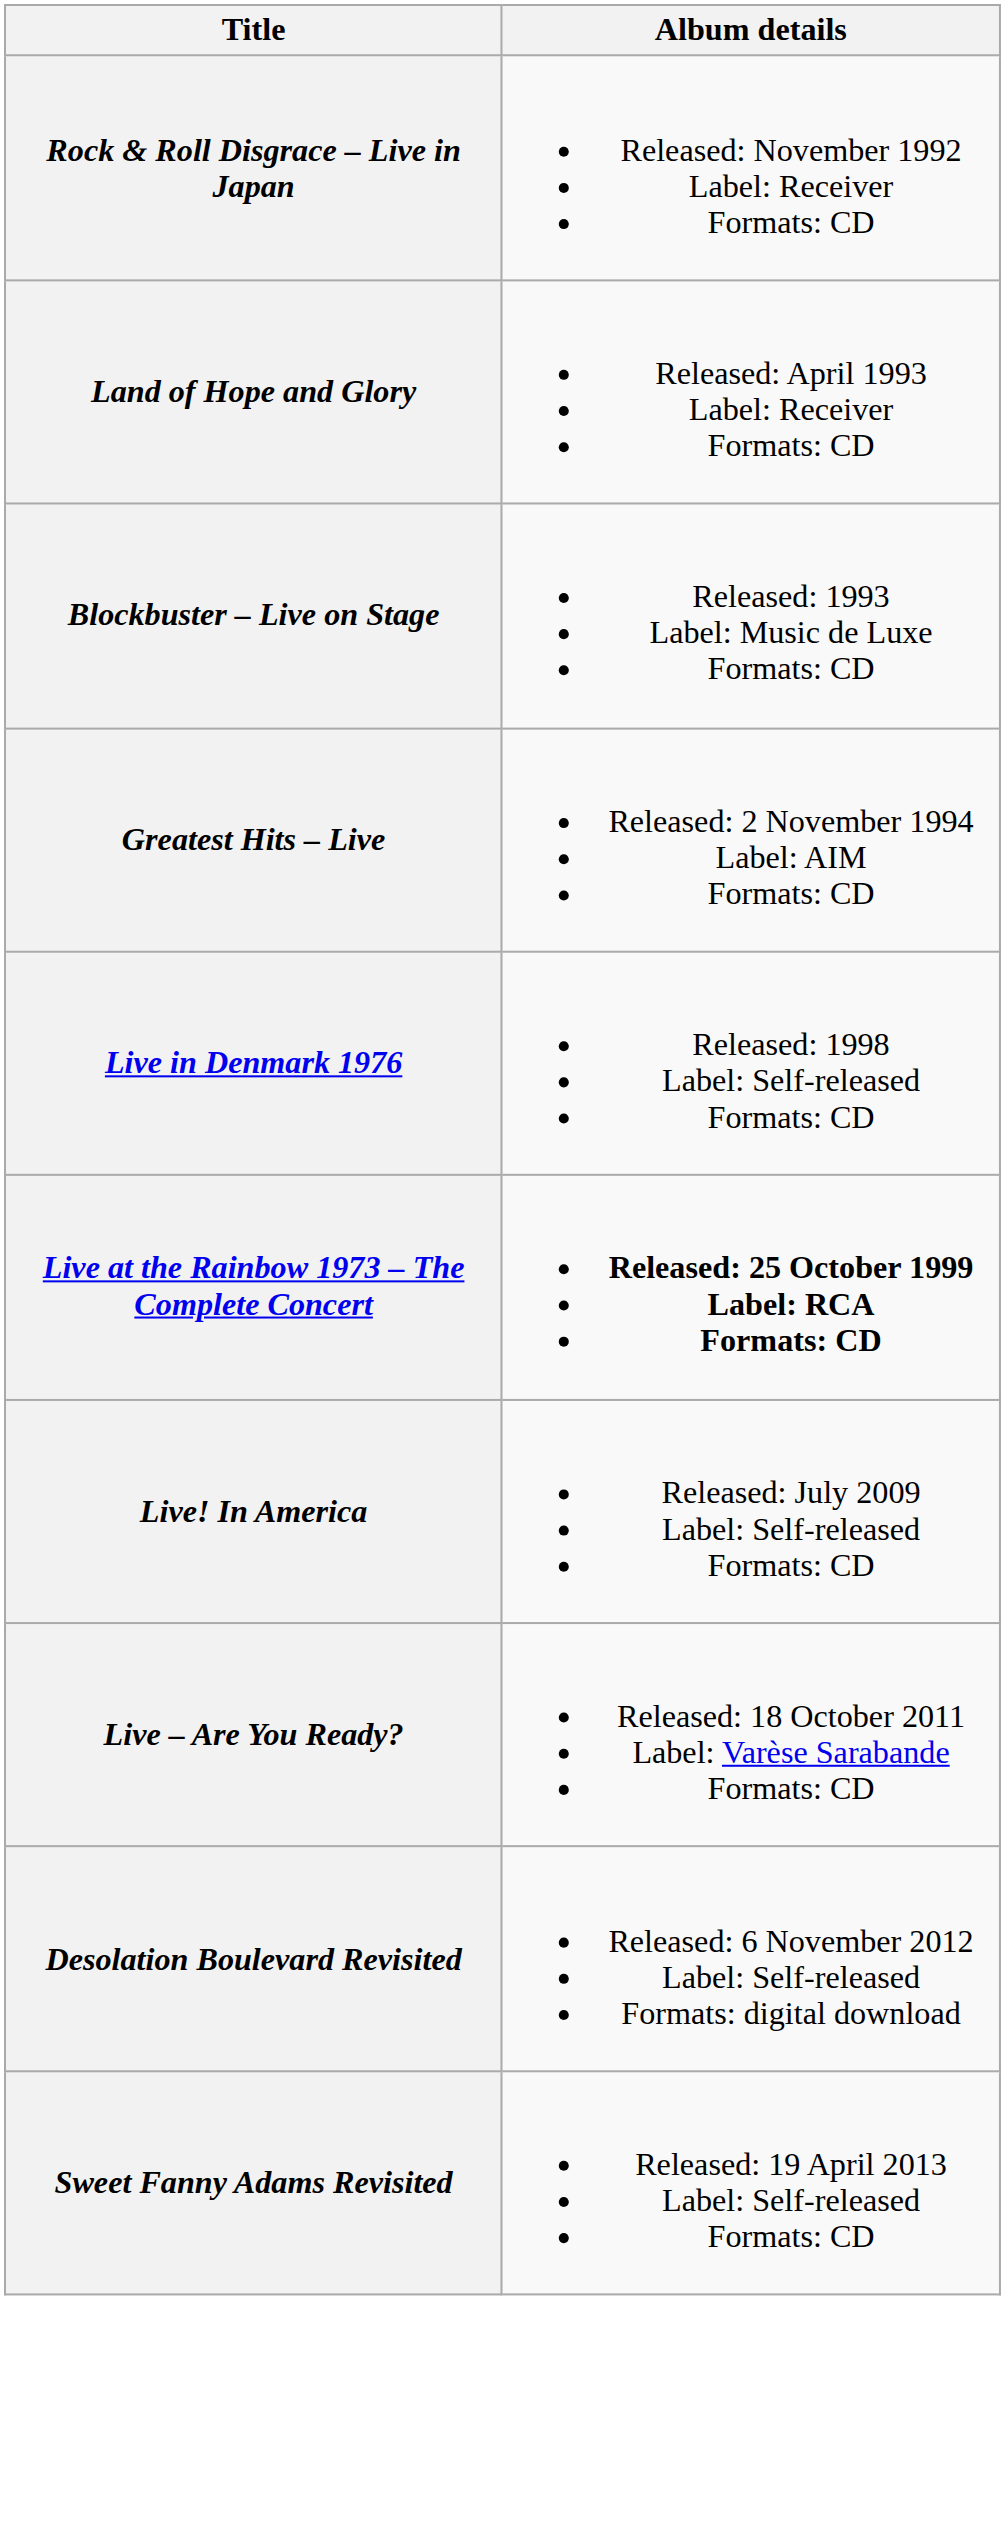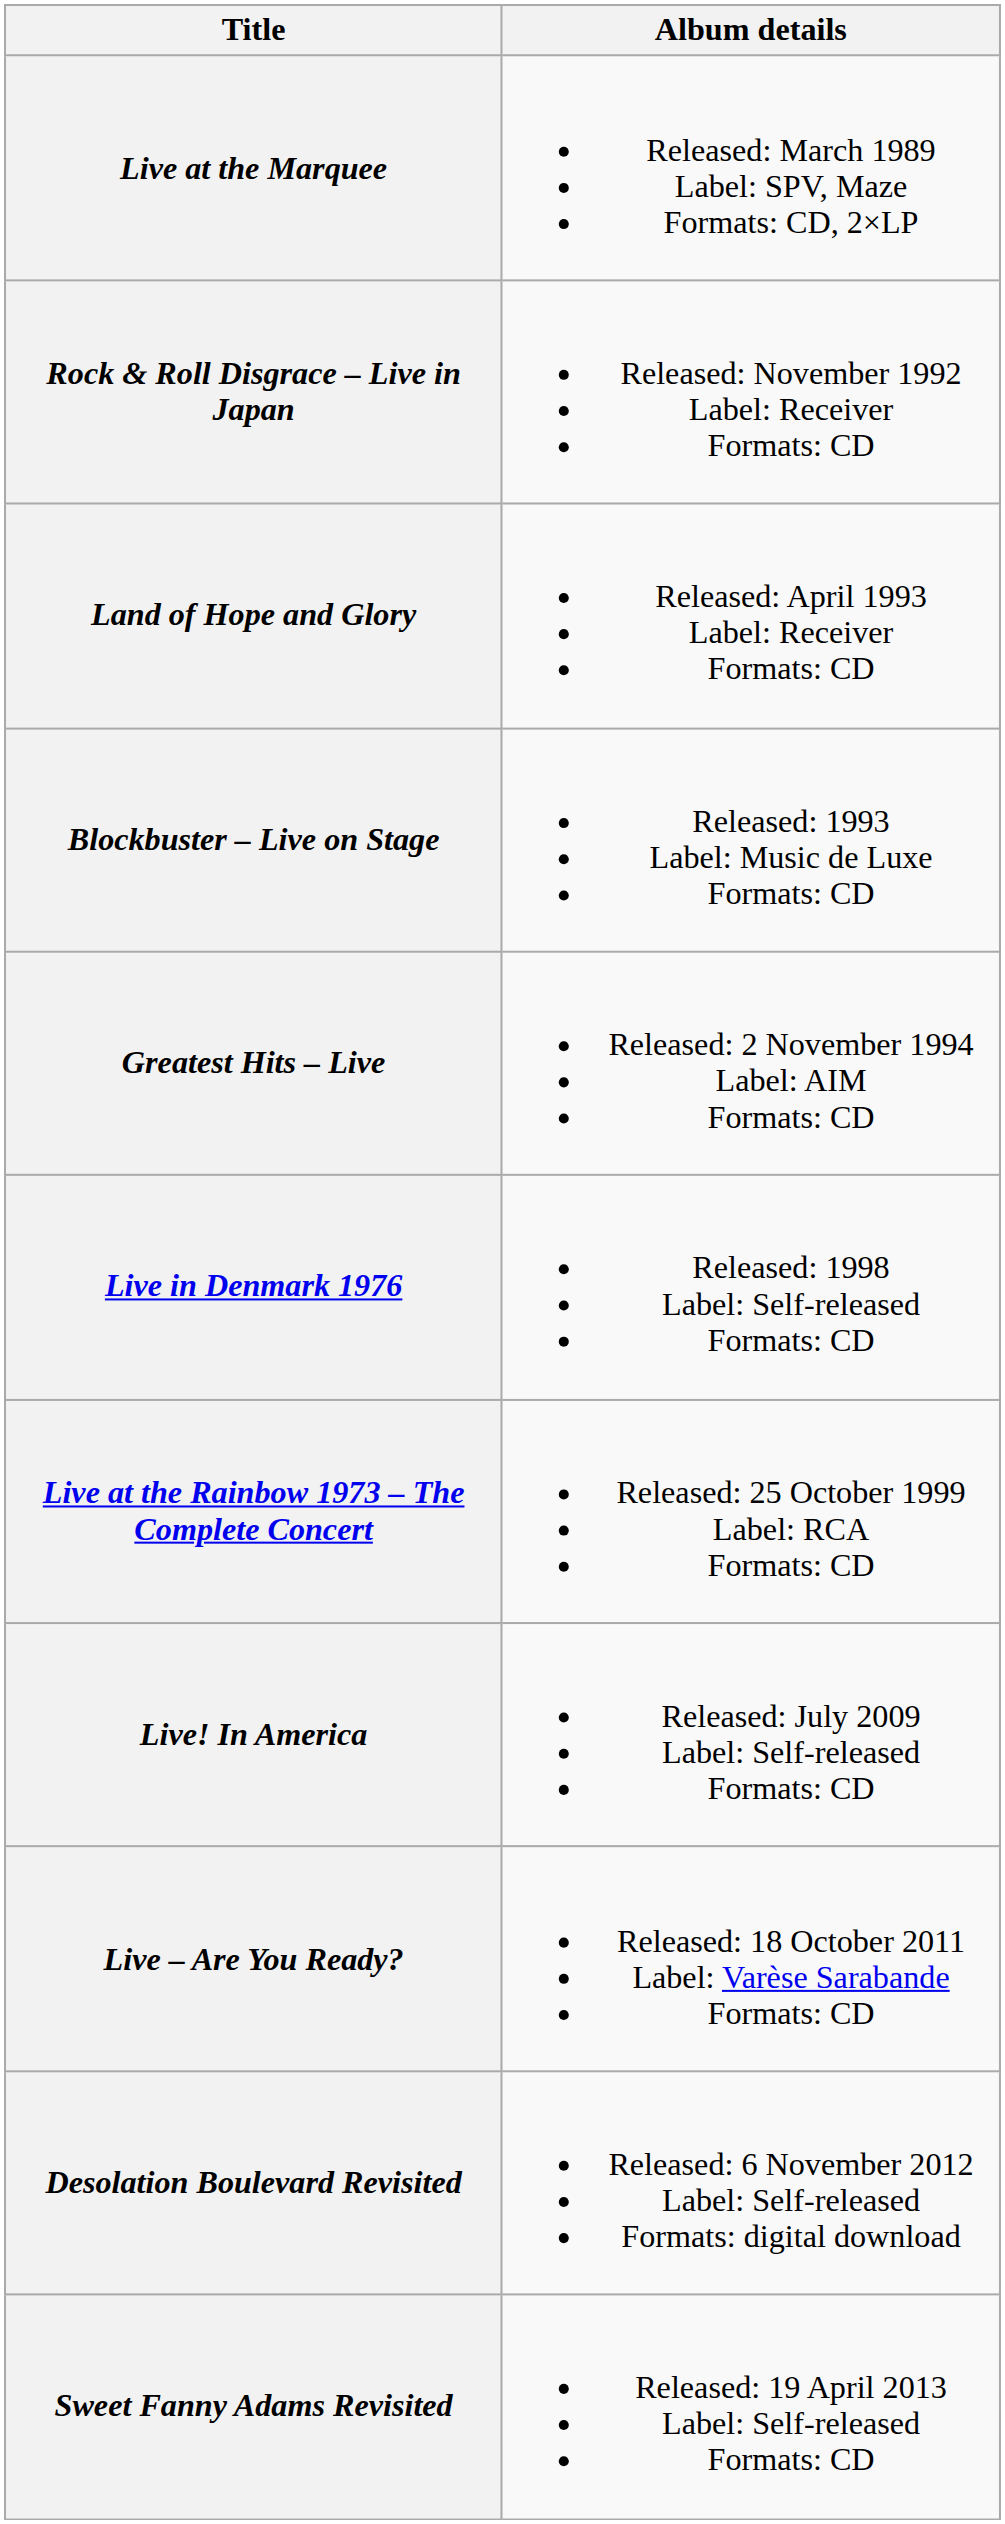+ row: (254, 167)
(751, 1305) bold -> (751, 1529) normal
